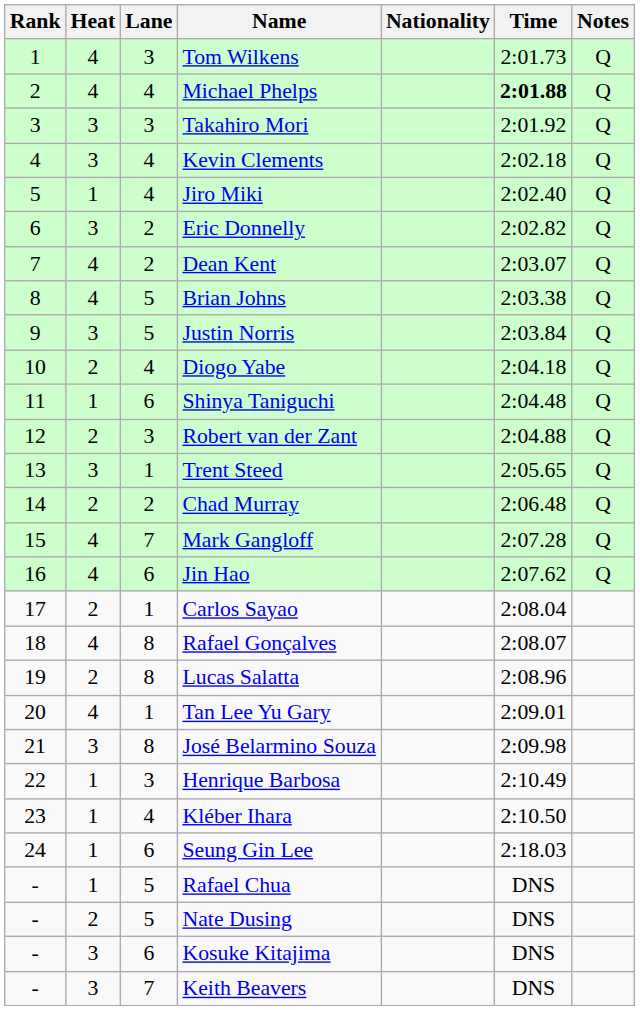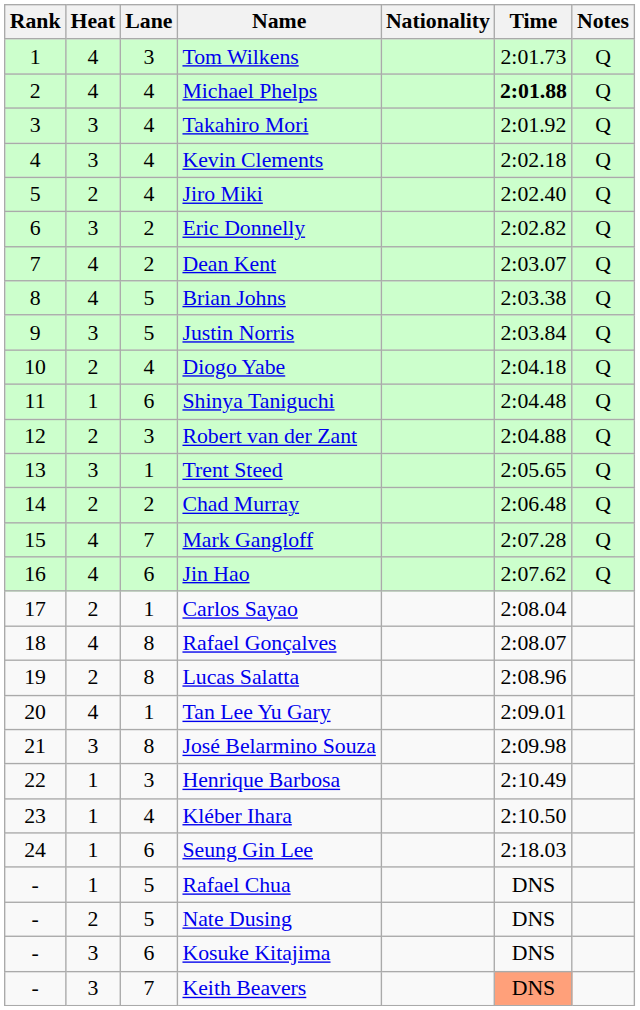(149, 125) 3 -> (149, 125) 4
(93, 194) 1 -> (93, 194) 2
(533, 988) no background -> (533, 988) lightsalmon background
